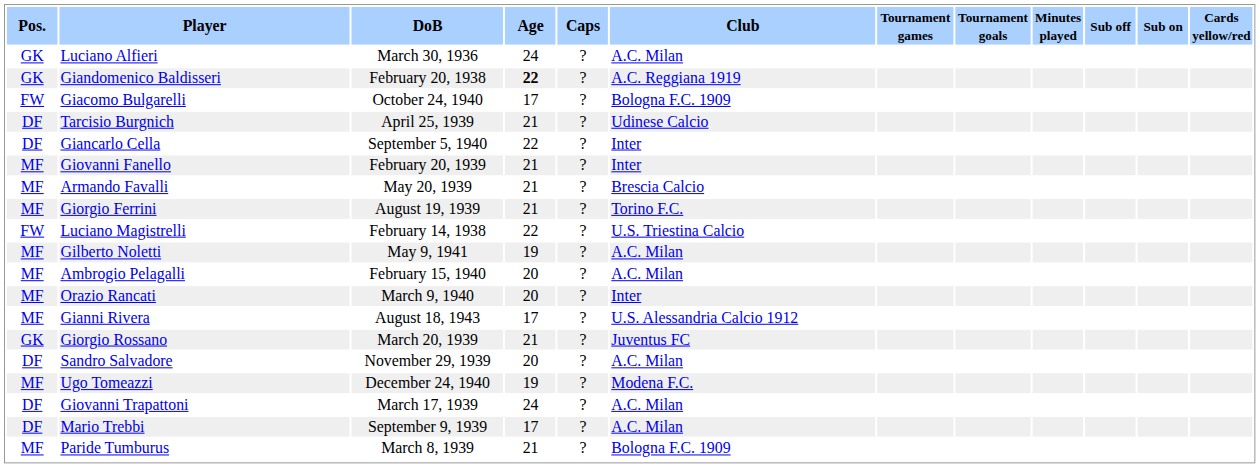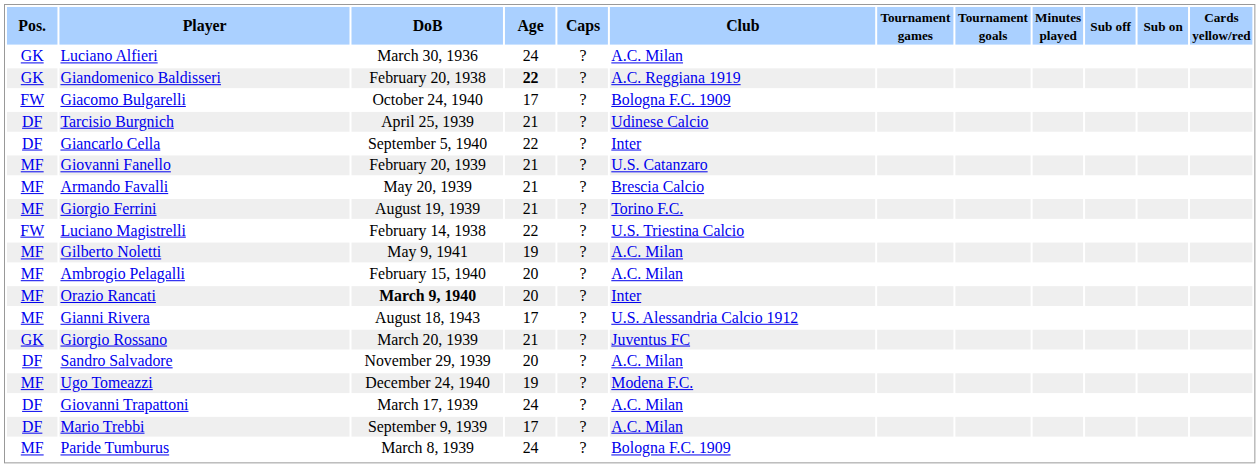(626, 165) Inter -> (659, 165) U.S. Catanzaro
(428, 296) normal -> (428, 296) bold
(531, 448) 21 -> (531, 448) 24
